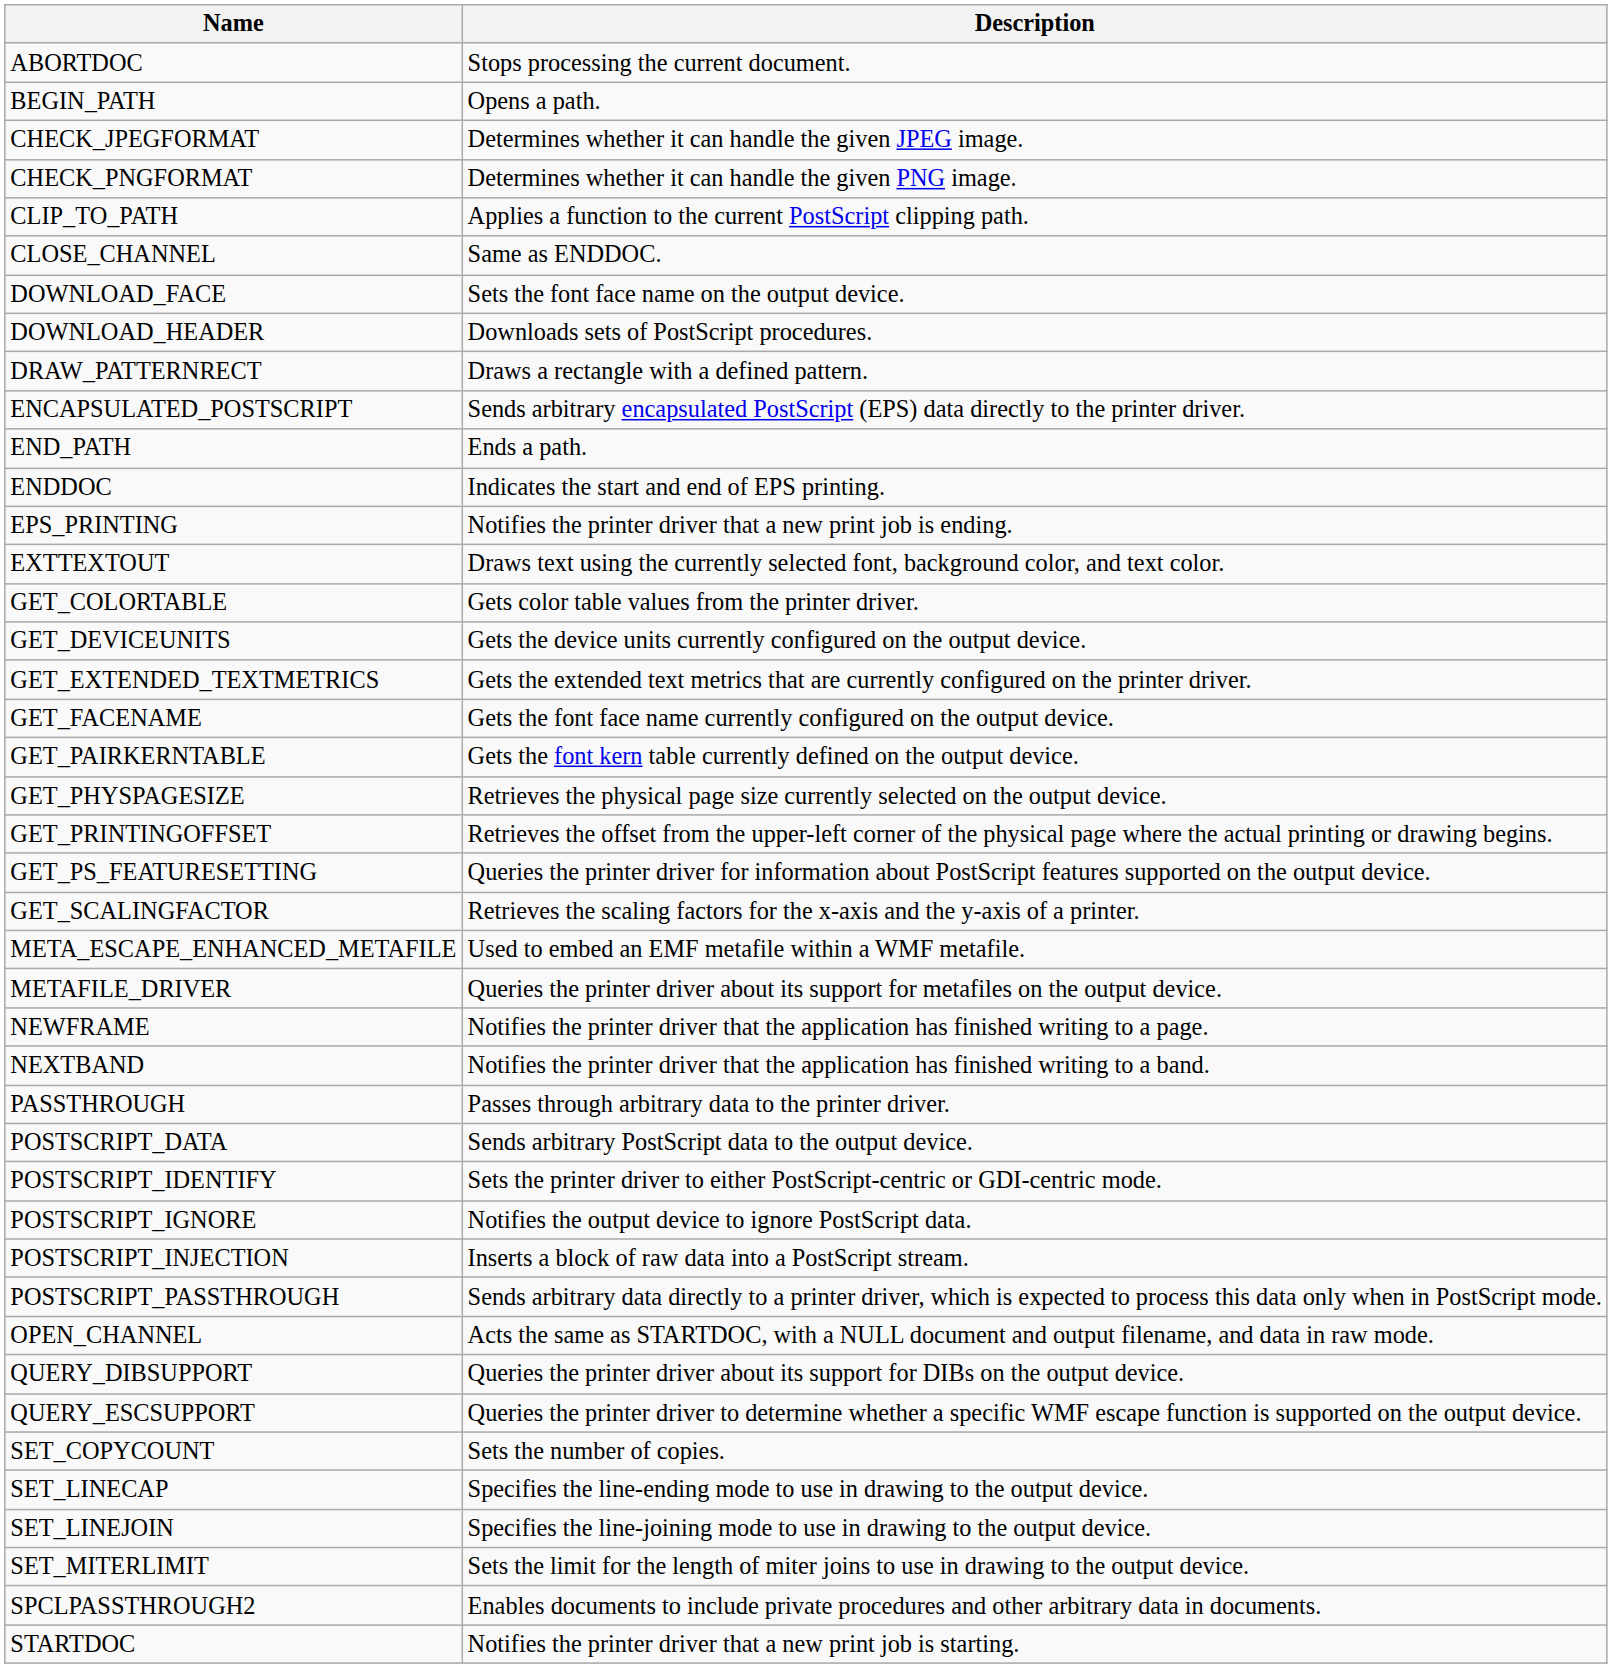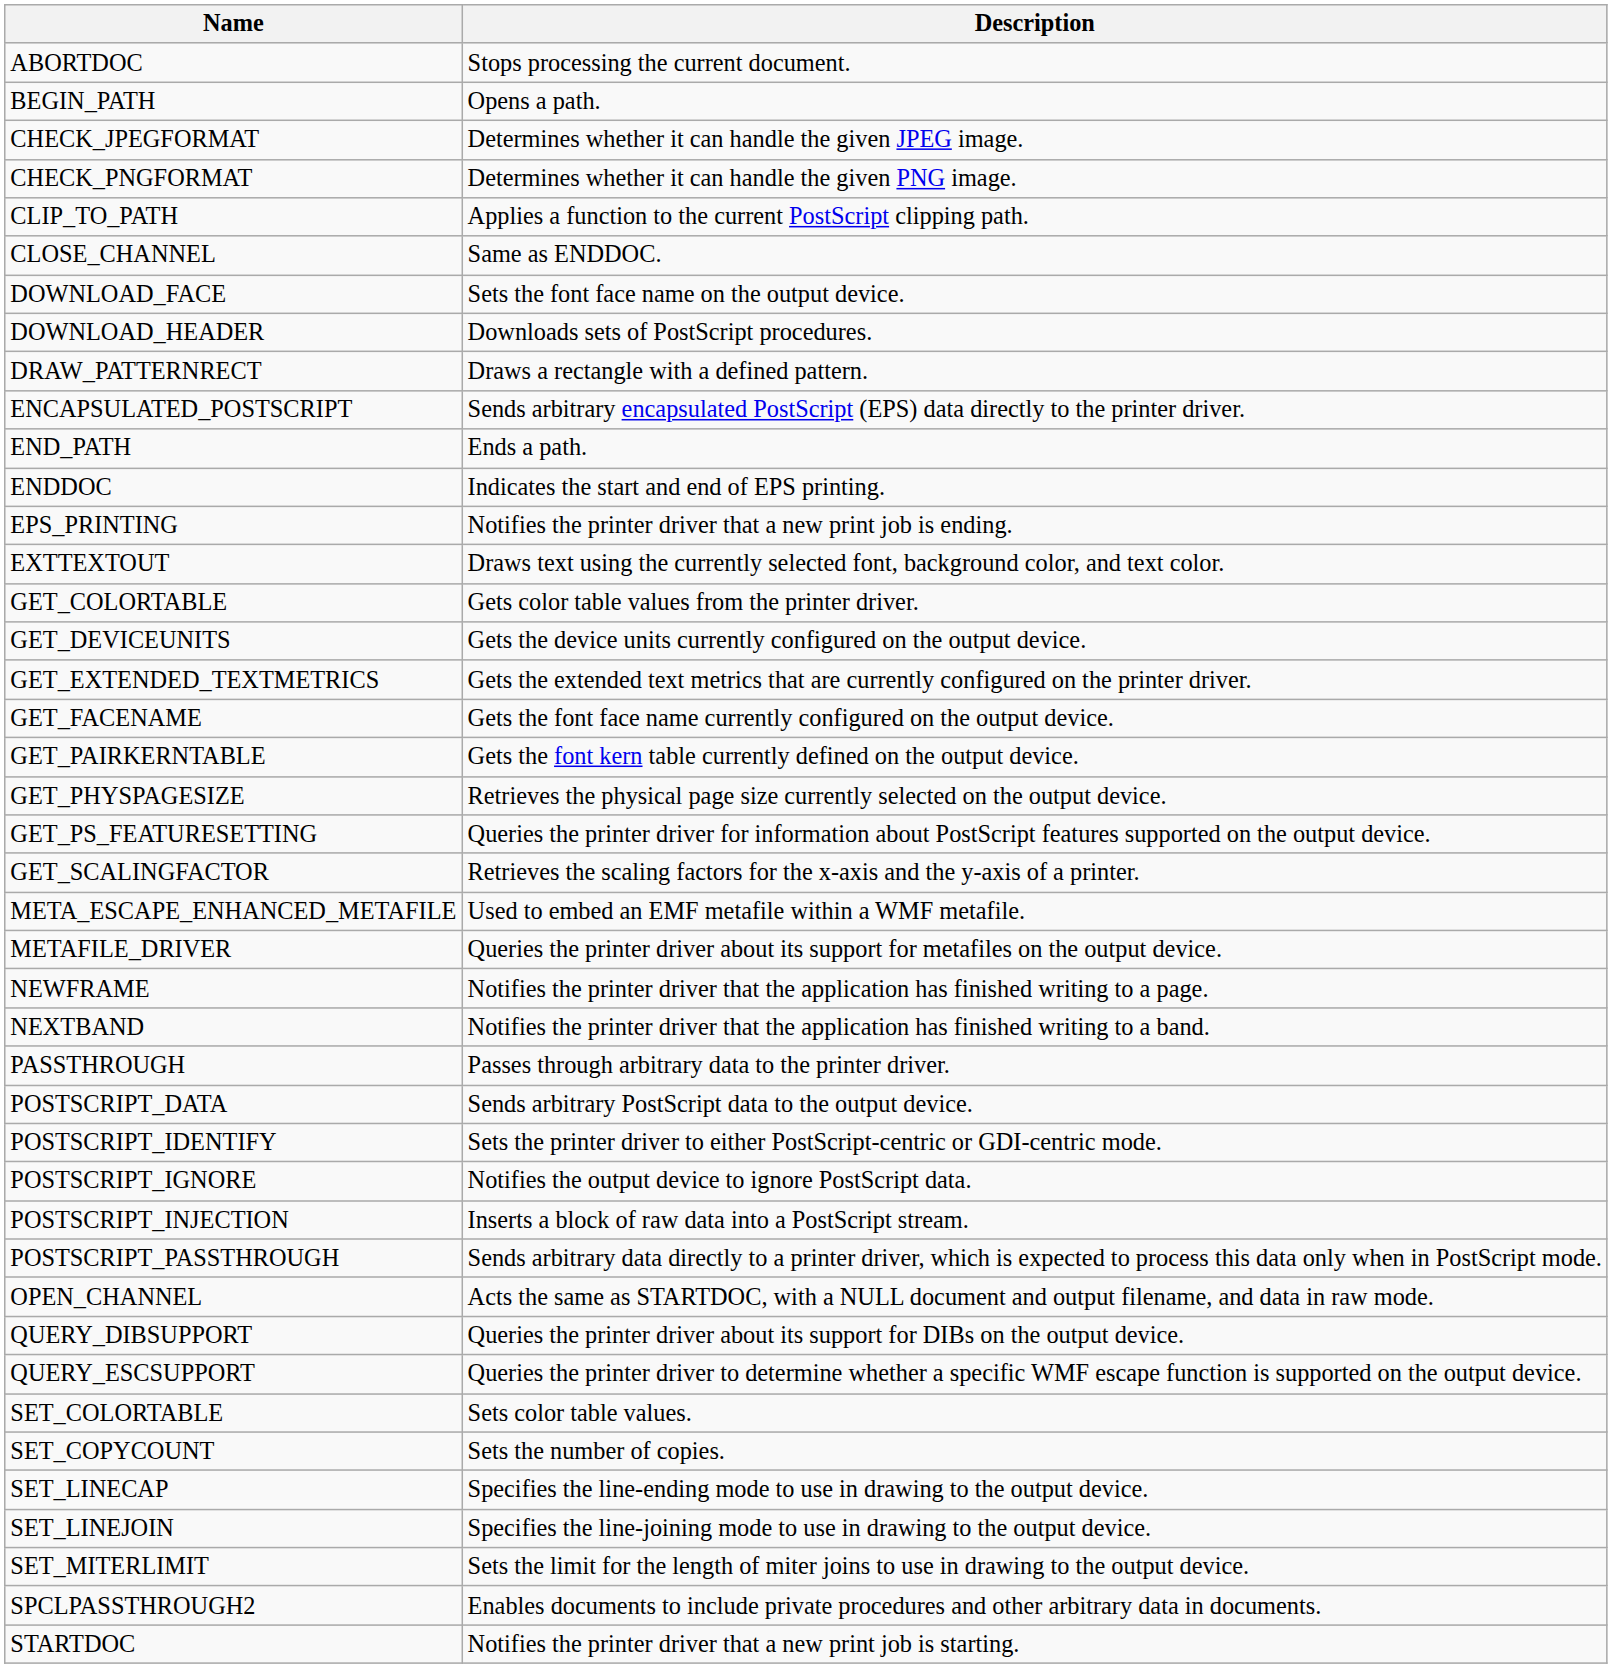- row: (141, 833)
+ row: (117, 1412)
